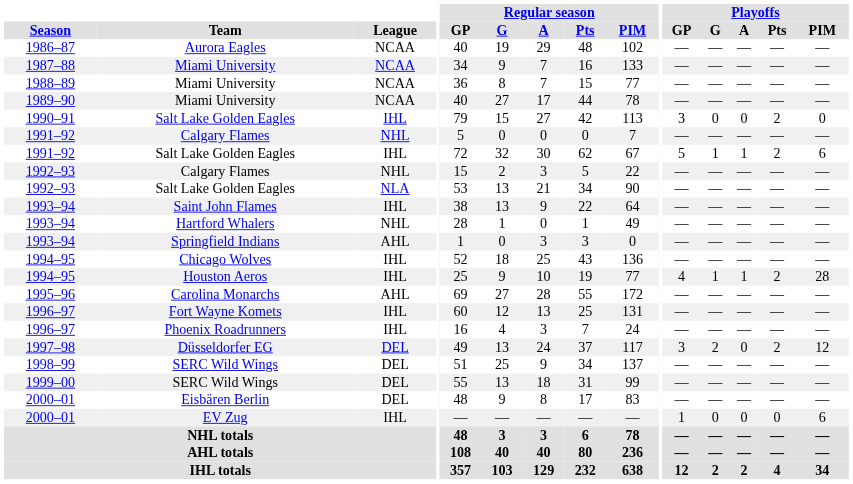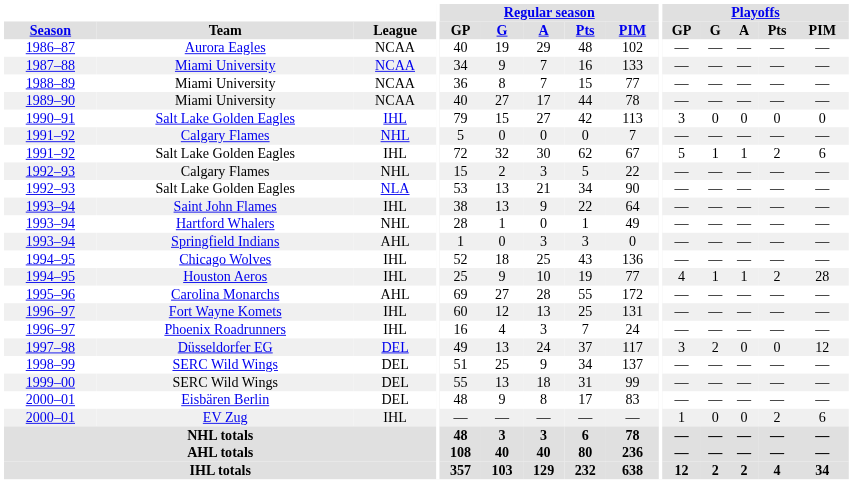(777, 118) 2 -> (777, 118) 0
(777, 347) 2 -> (777, 347) 0
(777, 417) 0 -> (777, 417) 2
